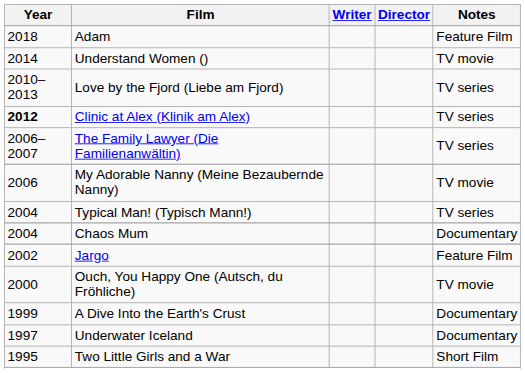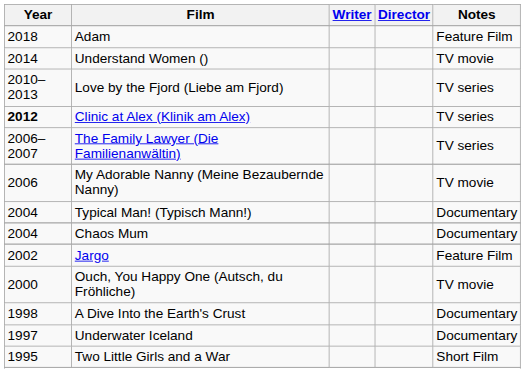(465, 212) TV series -> (477, 212) Documentary
(23, 313) 1999 -> (23, 313) 1998
